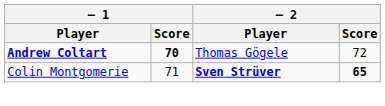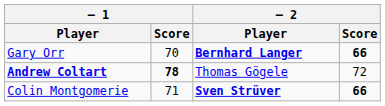+ row: (36, 53)
(172, 53) 70 -> (172, 72) 78
(360, 72) 65 -> (360, 91) 66
